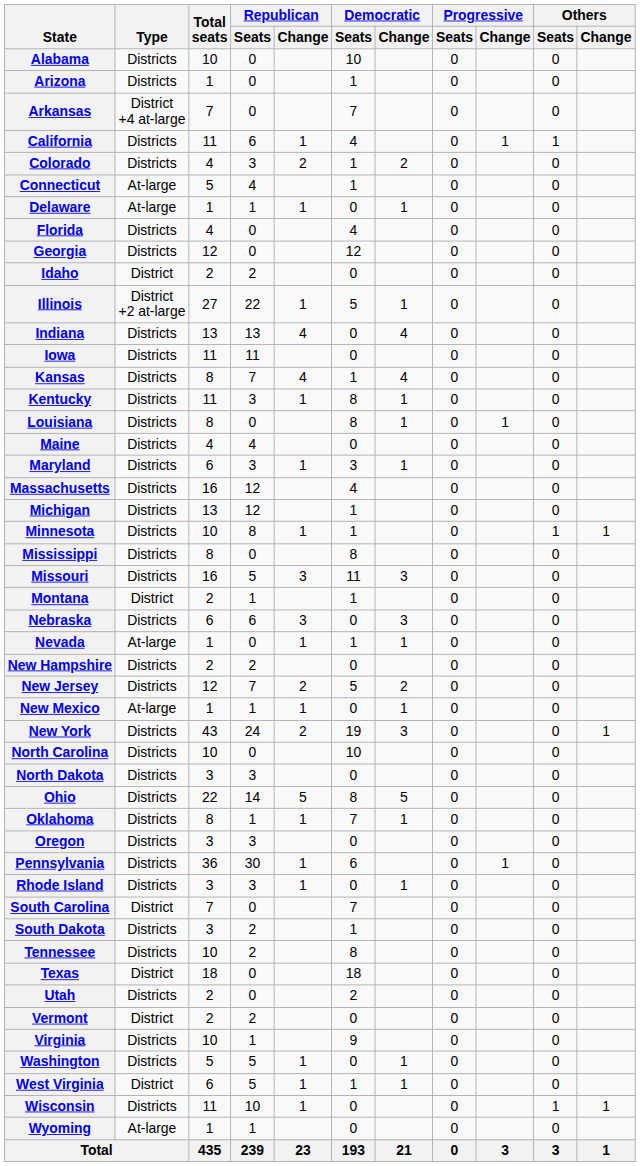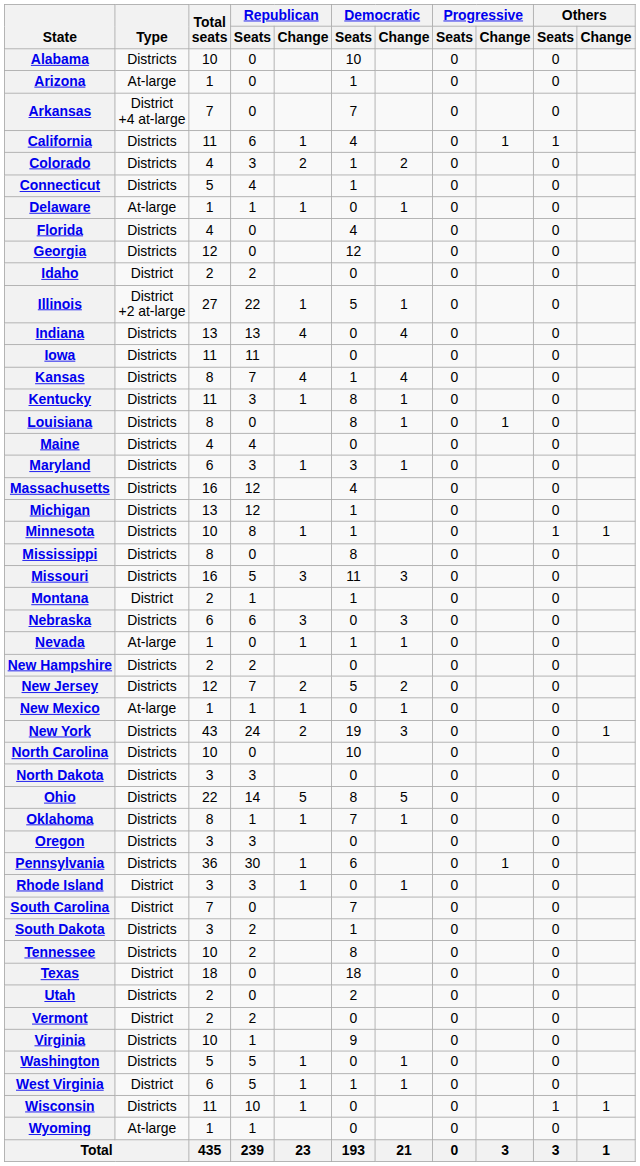(152, 81) Districts -> (152, 81) At-large
(152, 185) At-large -> (152, 185) Districts
(152, 885) Districts -> (152, 885) District
